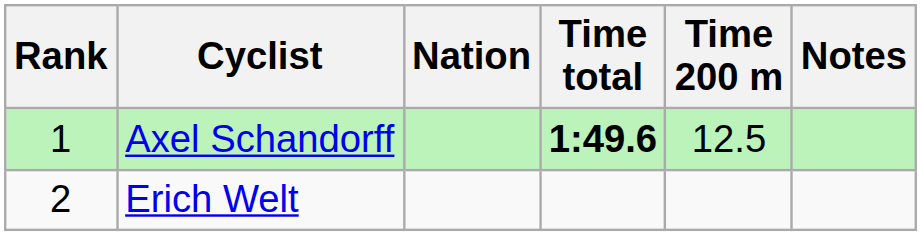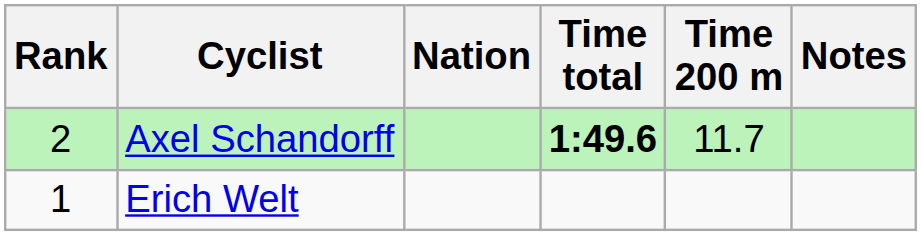(61, 138) 1 -> (61, 138) 2
(729, 138) 12.5 -> (729, 138) 11.7
(61, 199) 2 -> (61, 199) 1
